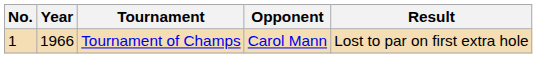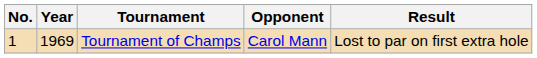(57, 41) 1966 -> (57, 41) 1969
